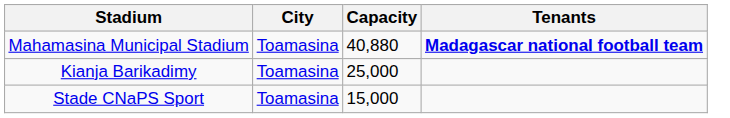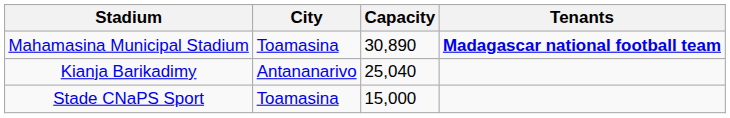(372, 44) 40,880 -> (390, 44) 30,890
(298, 71) Toamasina -> (307, 71) Antananarivo
(372, 71) 25,000 -> (390, 71) 25,040
